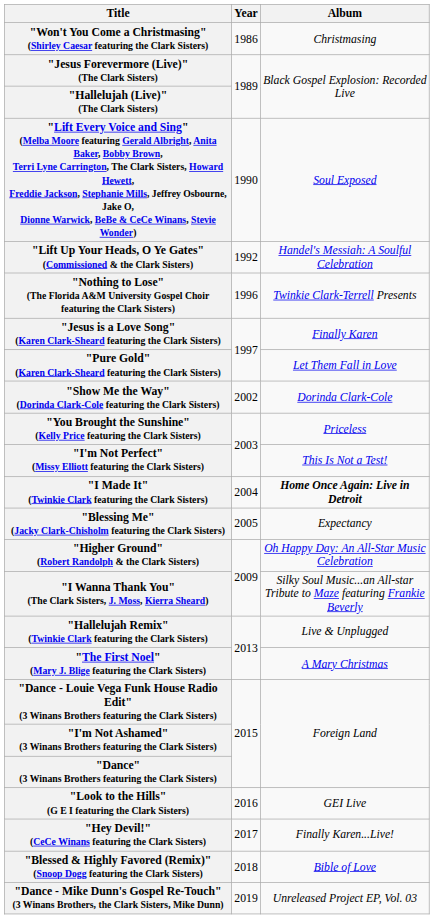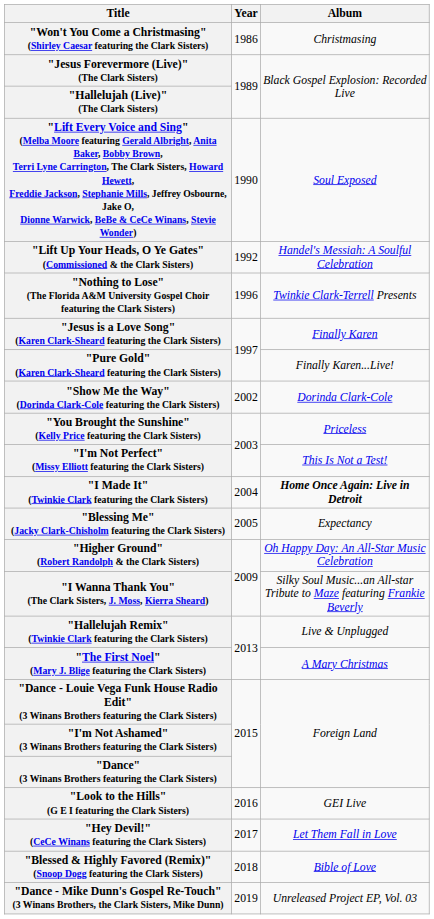(345, 365) Let Them Fall in Love -> (345, 365) Finally Karen...Live!
(345, 835) Finally Karen...Live! -> (345, 835) Let Them Fall in Love
